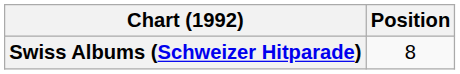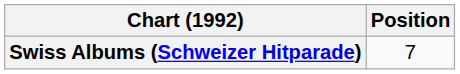(410, 52) 8 -> (410, 52) 7
